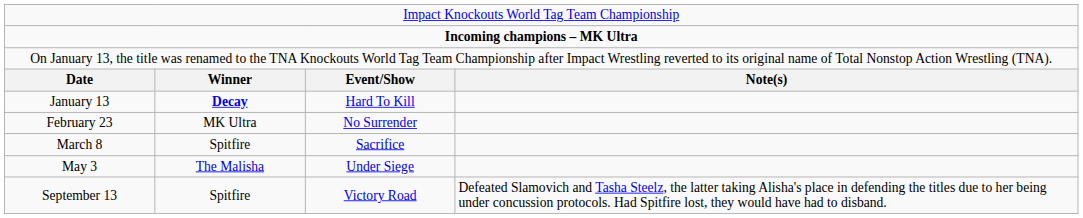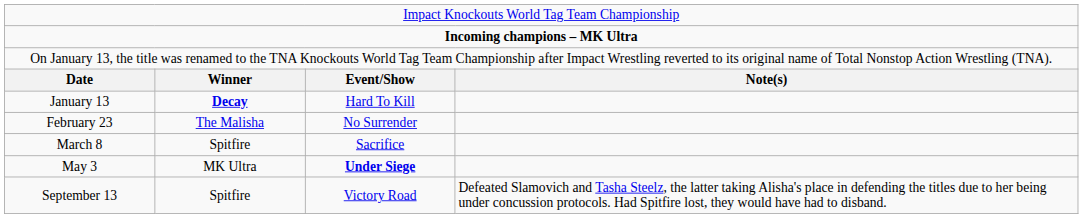(230, 123) MK Ultra -> (230, 123) The Malisha
(230, 166) The Malisha -> (230, 166) MK Ultra
(380, 166) normal -> (380, 166) bold
